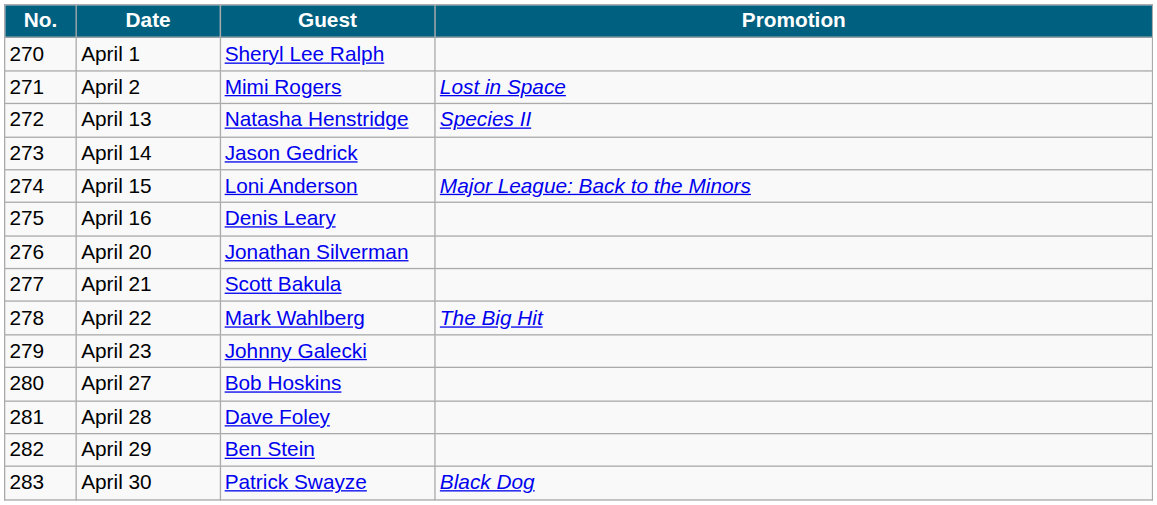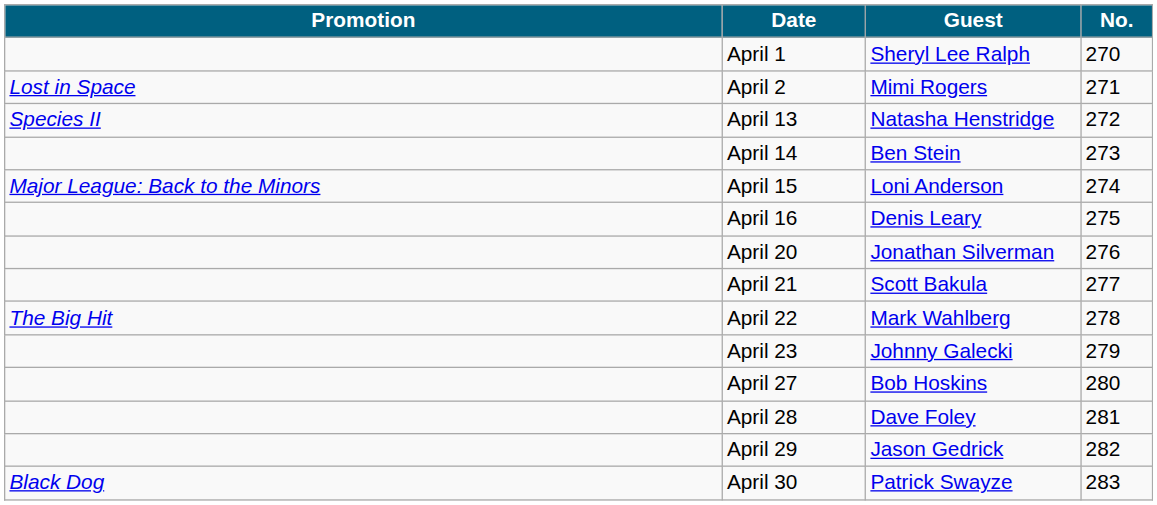columns swapped: (41, 20) <-> (794, 20)
(291, 152) Jason Gedrick -> (915, 152) Ben Stein
(270, 449) Ben Stein -> (937, 449) Jason Gedrick
